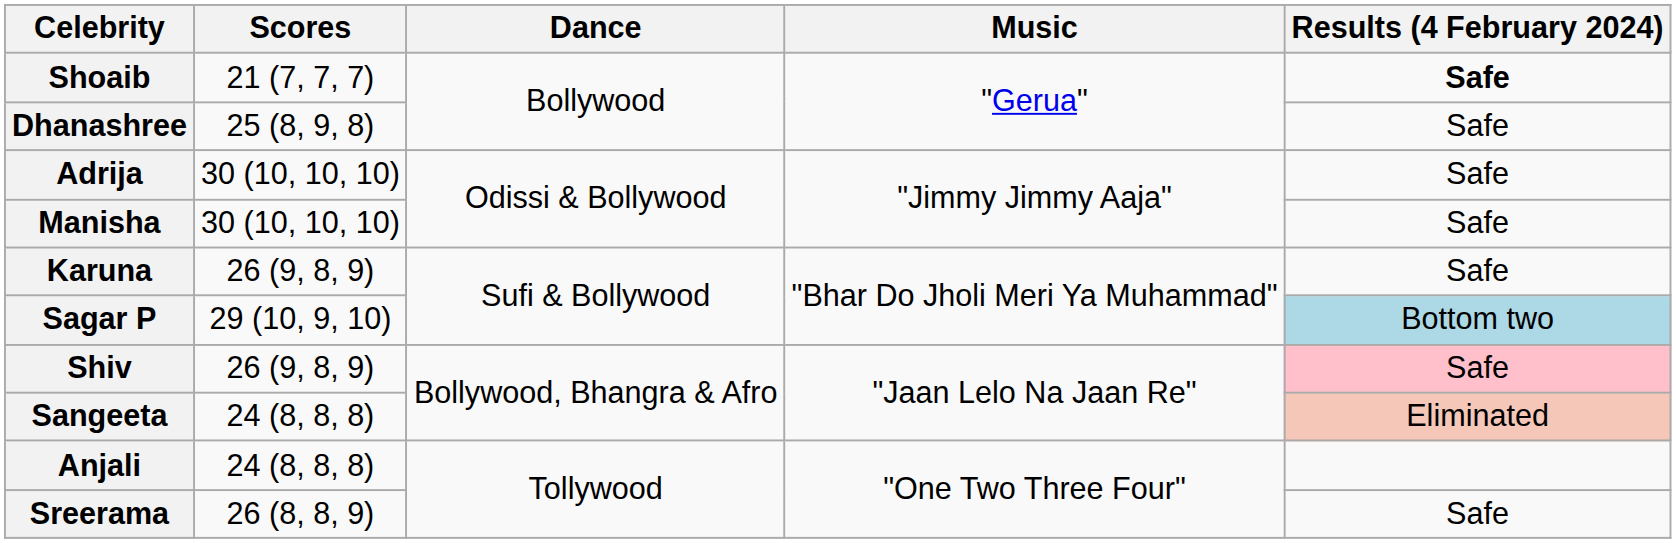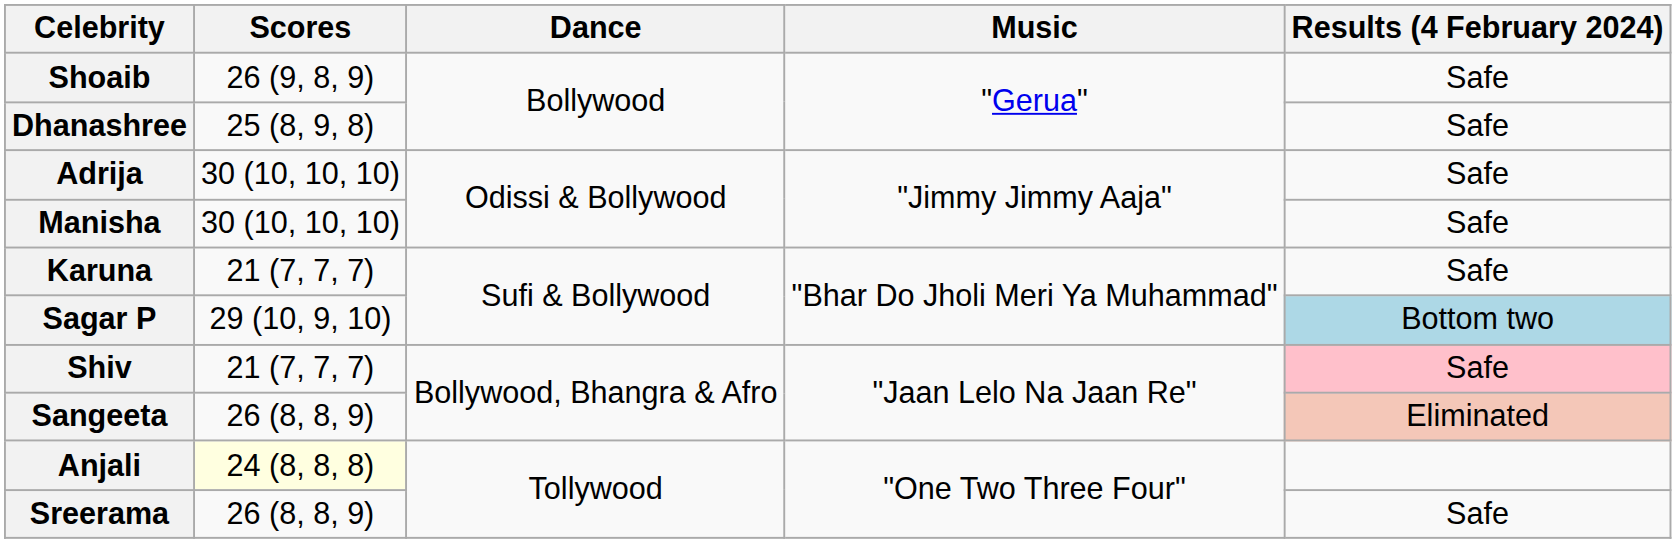(300, 77) 21 (7, 7, 7) -> (300, 77) 26 (9, 8, 9)
(1478, 77) bold -> (1478, 77) normal
(300, 271) 26 (9, 8, 9) -> (300, 271) 21 (7, 7, 7)
(300, 367) 26 (9, 8, 9) -> (300, 367) 21 (7, 7, 7)
(300, 416) 24 (8, 8, 8) -> (300, 416) 26 (8, 8, 9)
(300, 464) no background -> (300, 464) lightyellow background
